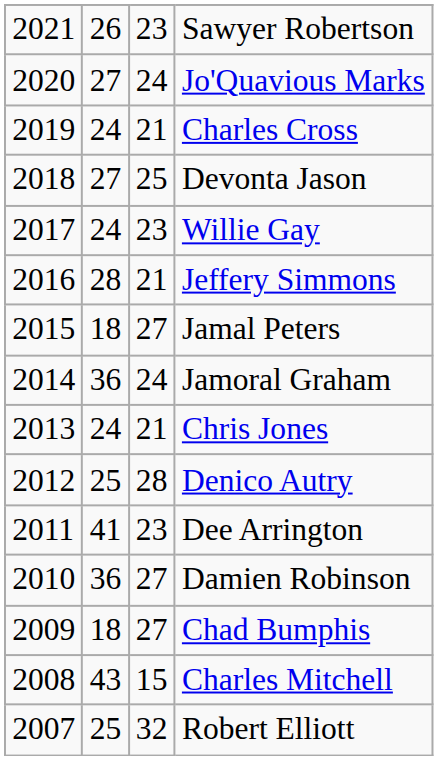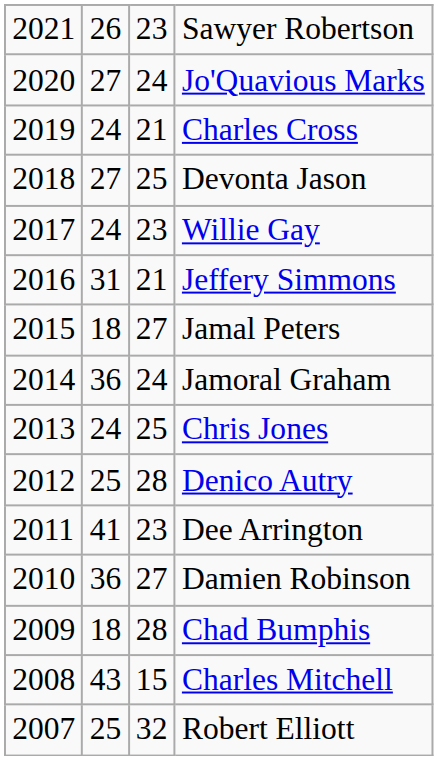(106, 279) 28 -> (106, 279) 31
(152, 429) 21 -> (152, 429) 25
(152, 629) 27 -> (152, 629) 28
